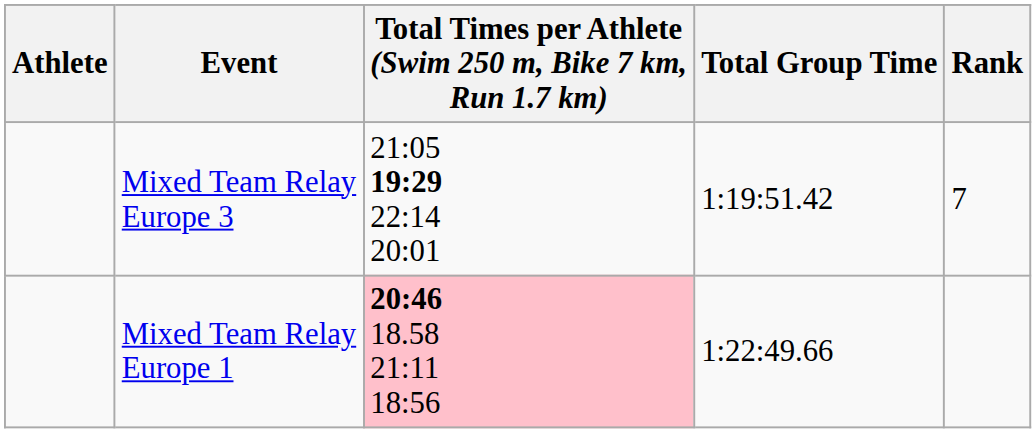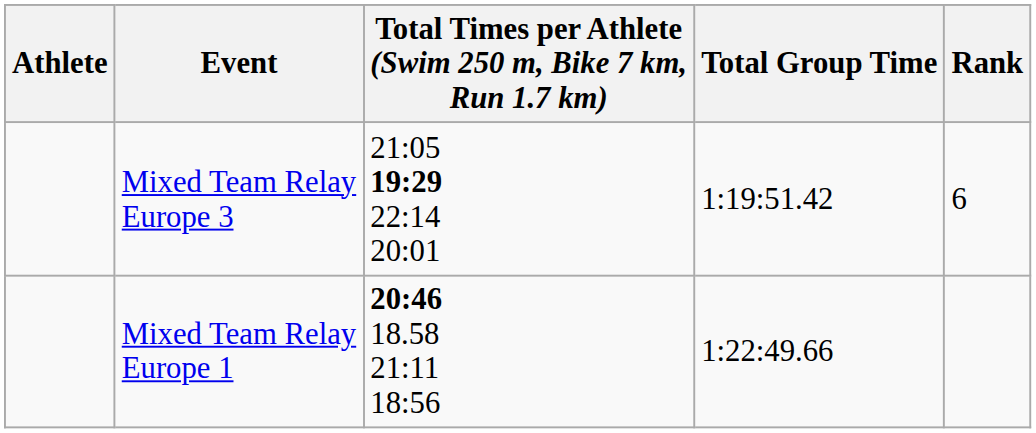(959, 198) 7 -> (959, 198) 6
(406, 350) pink background -> (406, 350) no background
